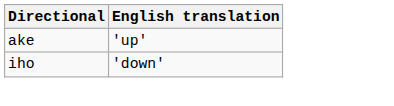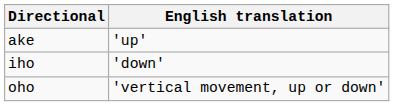+ row: (21, 88)
